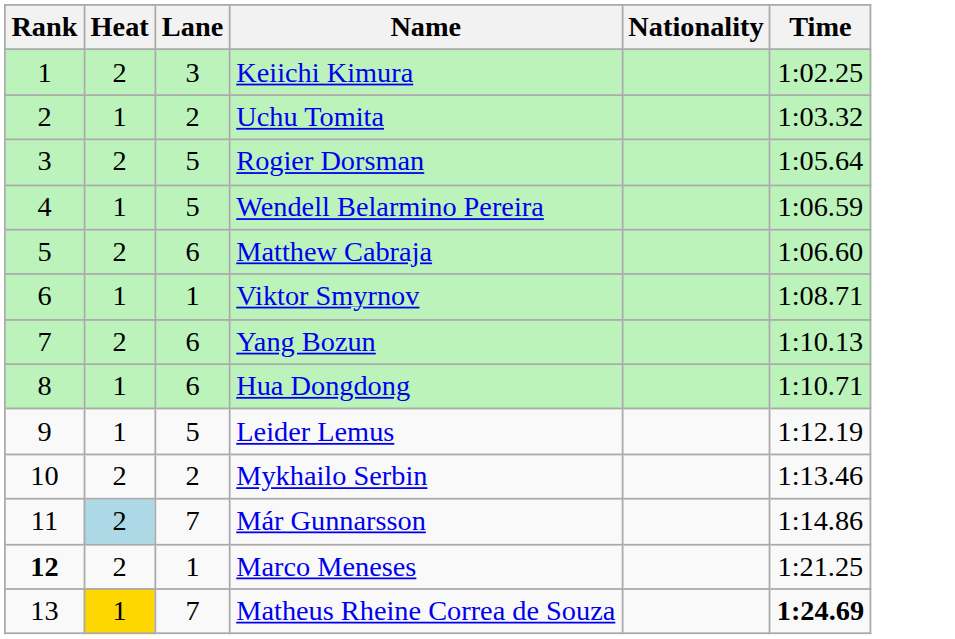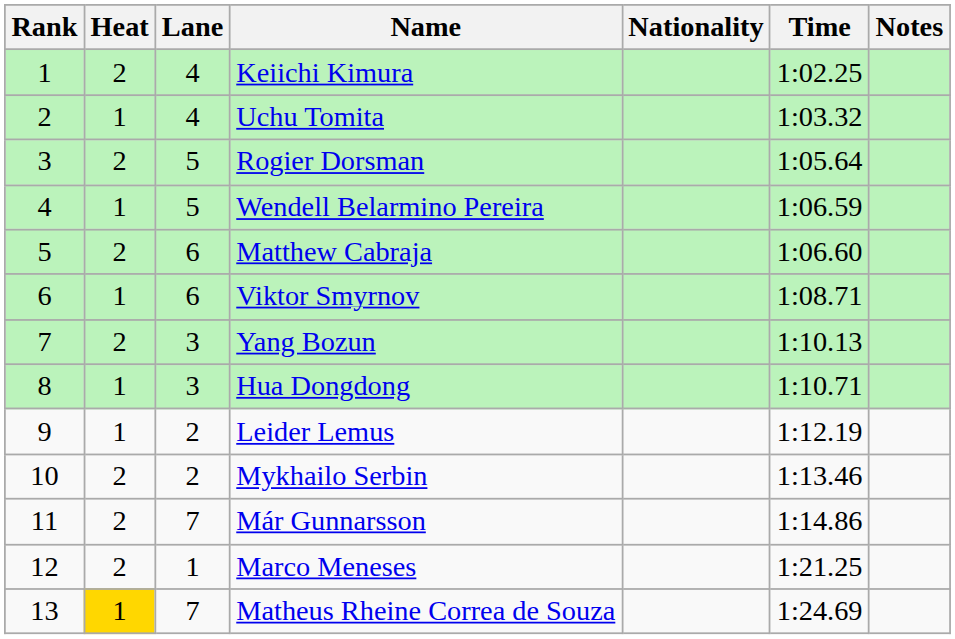+ column: (909, 26)
(193, 71) 3 -> (193, 71) 4
(193, 116) 2 -> (193, 116) 4
(193, 296) 1 -> (193, 296) 6
(193, 341) 6 -> (193, 341) 3
(193, 386) 6 -> (193, 386) 3
(193, 431) 5 -> (193, 431) 2
(120, 521) lightblue background -> (120, 521) no background
(44, 565) bold -> (44, 565) normal
(820, 610) bold -> (820, 610) normal
